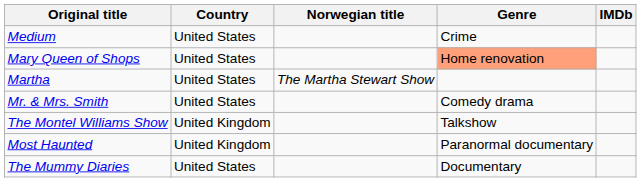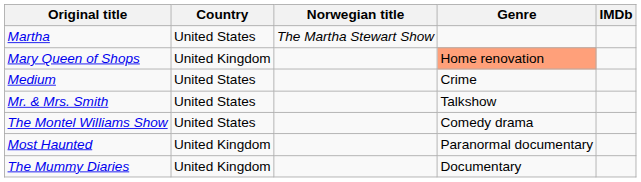rows swapped: (29, 79) <-> (32, 36)
(215, 58) United States -> (222, 58) United Kingdom
(487, 101) Comedy drama -> (468, 101) Talkshow
(222, 123) United Kingdom -> (215, 123) United States
(468, 123) Talkshow -> (487, 123) Comedy drama
(215, 166) United States -> (222, 166) United Kingdom
